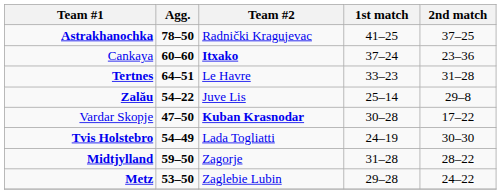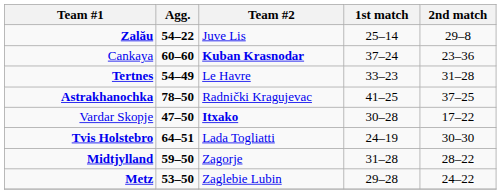rows swapped: (107, 35) <-> (137, 96)
(220, 55) Itxako -> (253, 55) Kuban Krasnodar
(178, 76) 64–51 -> (178, 76) 54–49
(253, 117) Kuban Krasnodar -> (220, 117) Itxako
(178, 138) 54–49 -> (178, 138) 64–51
